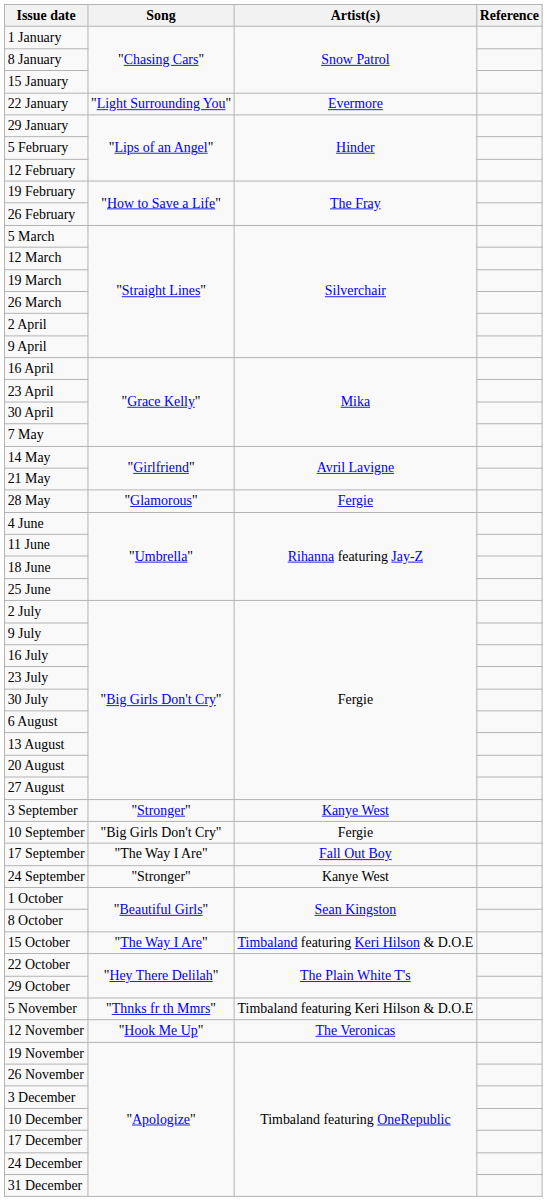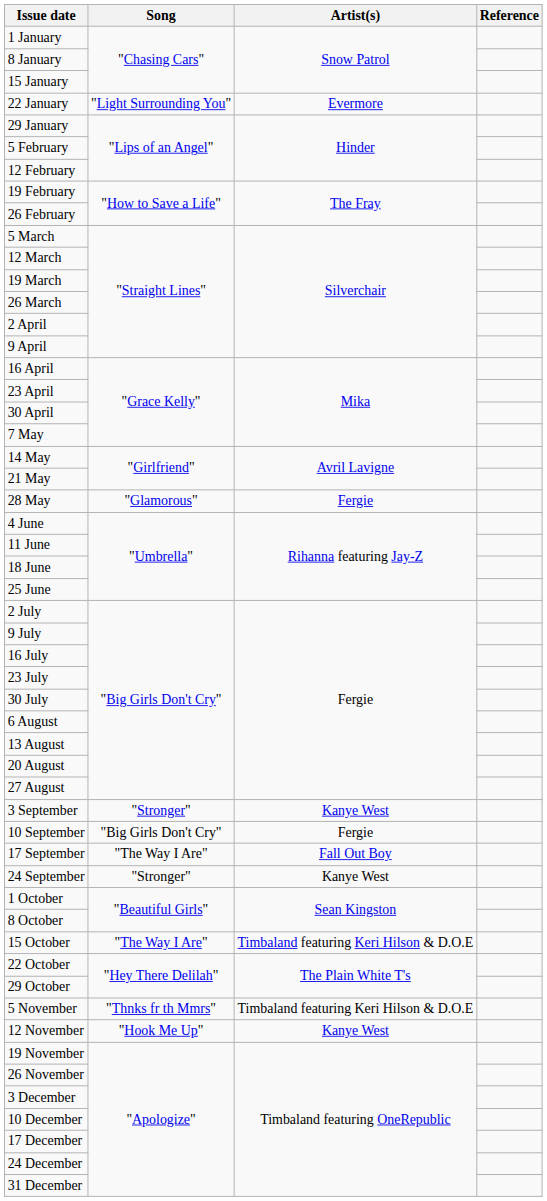(355, 1031) The Veronicas -> (355, 1031) Kanye West
